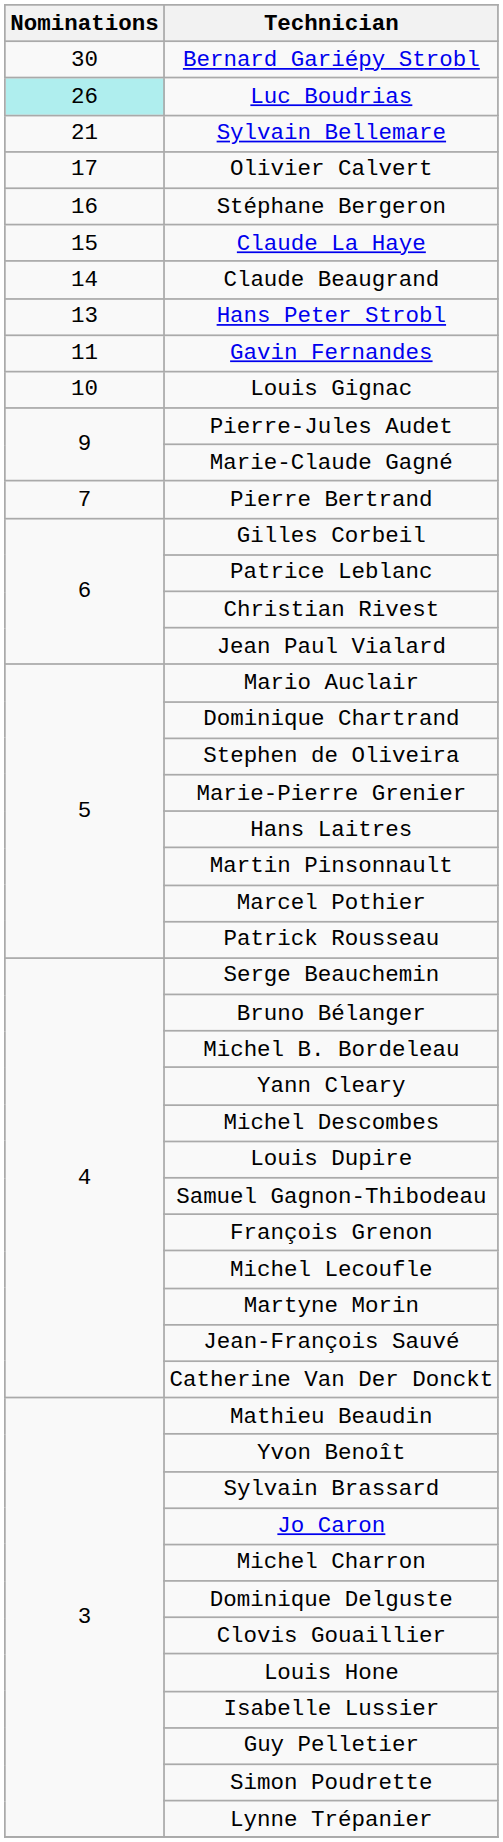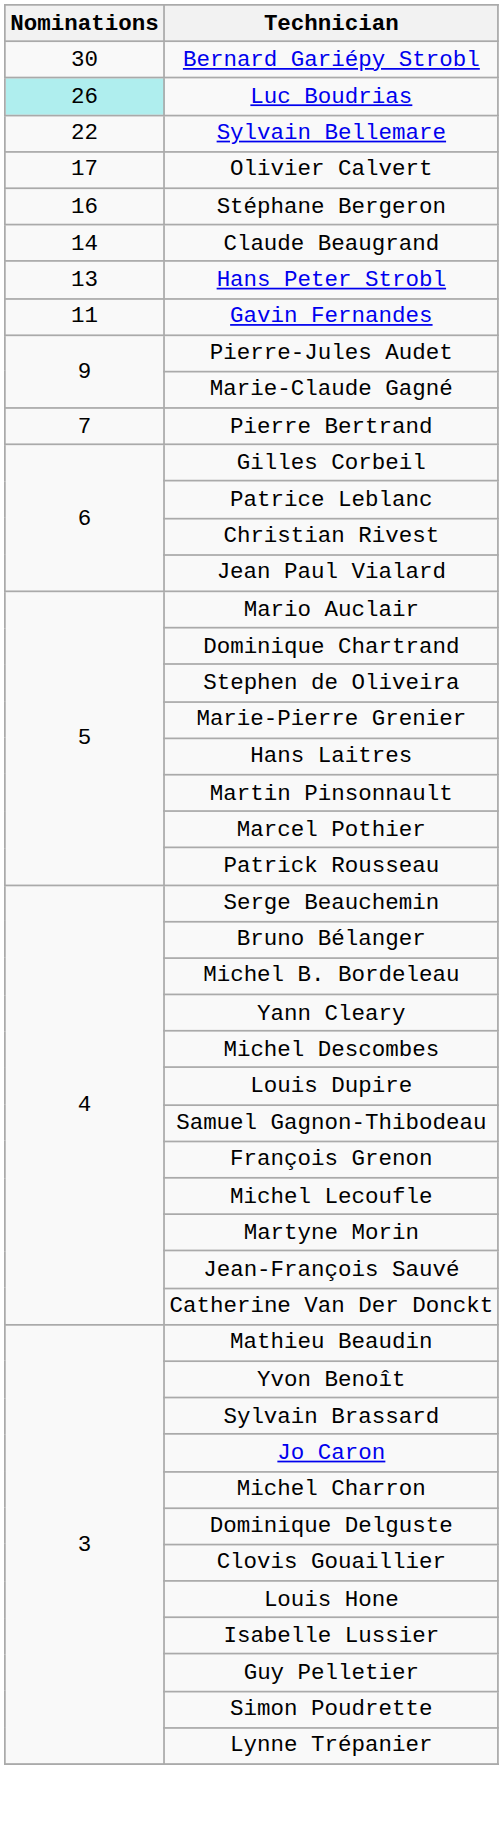(84, 133) 21 -> (84, 133) 22
- row: (331, 243)
- row: (331, 390)
